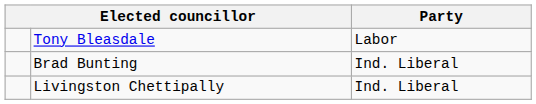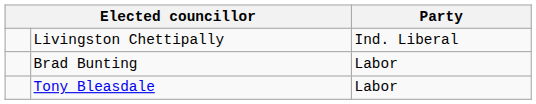rows swapped: (94, 40) <-> (129, 87)
(406, 64) Ind. Liberal -> (376, 64) Labor
